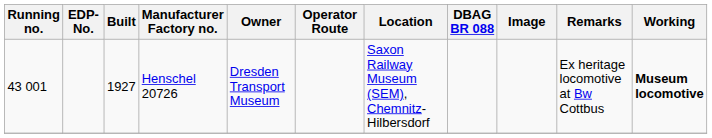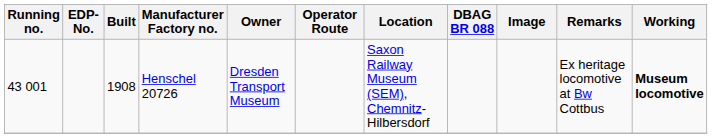(121, 86) 1927 -> (121, 86) 1908
